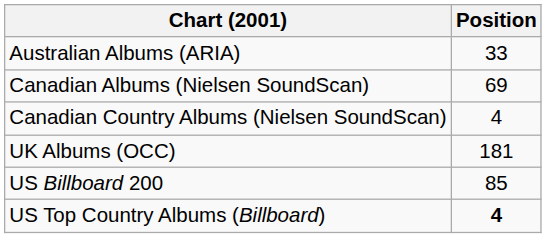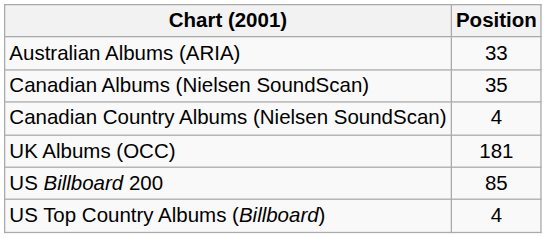(496, 85) 69 -> (496, 85) 35
(496, 215) bold -> (496, 215) normal
